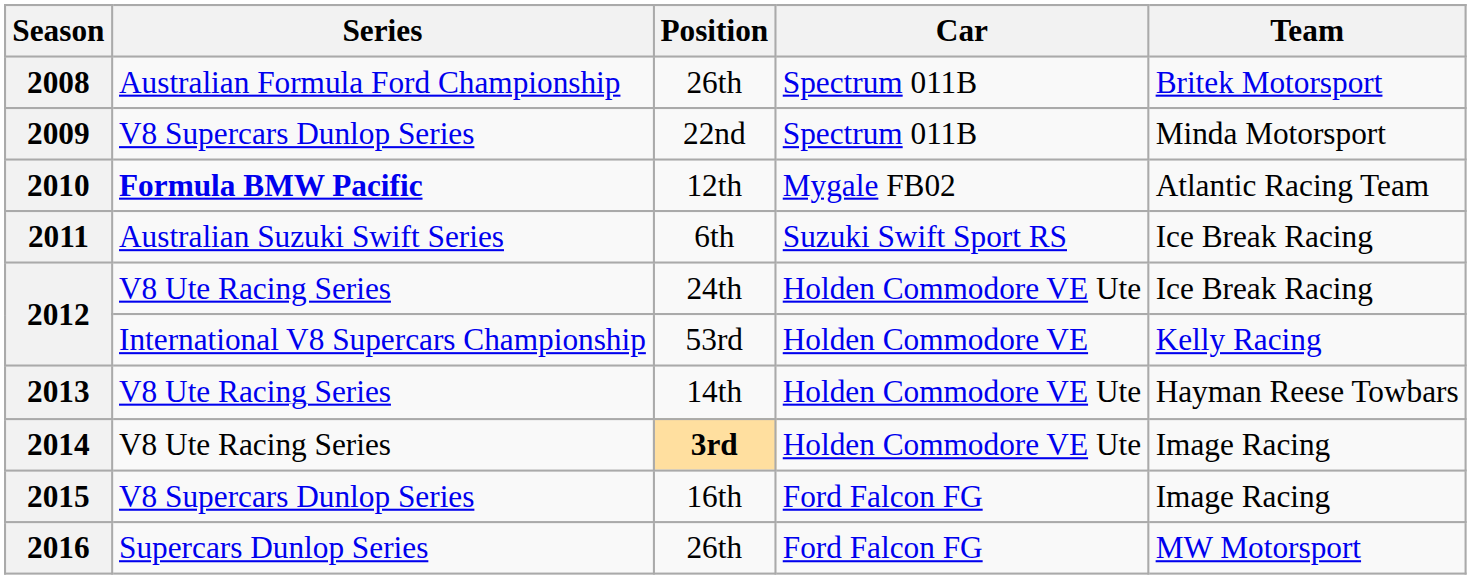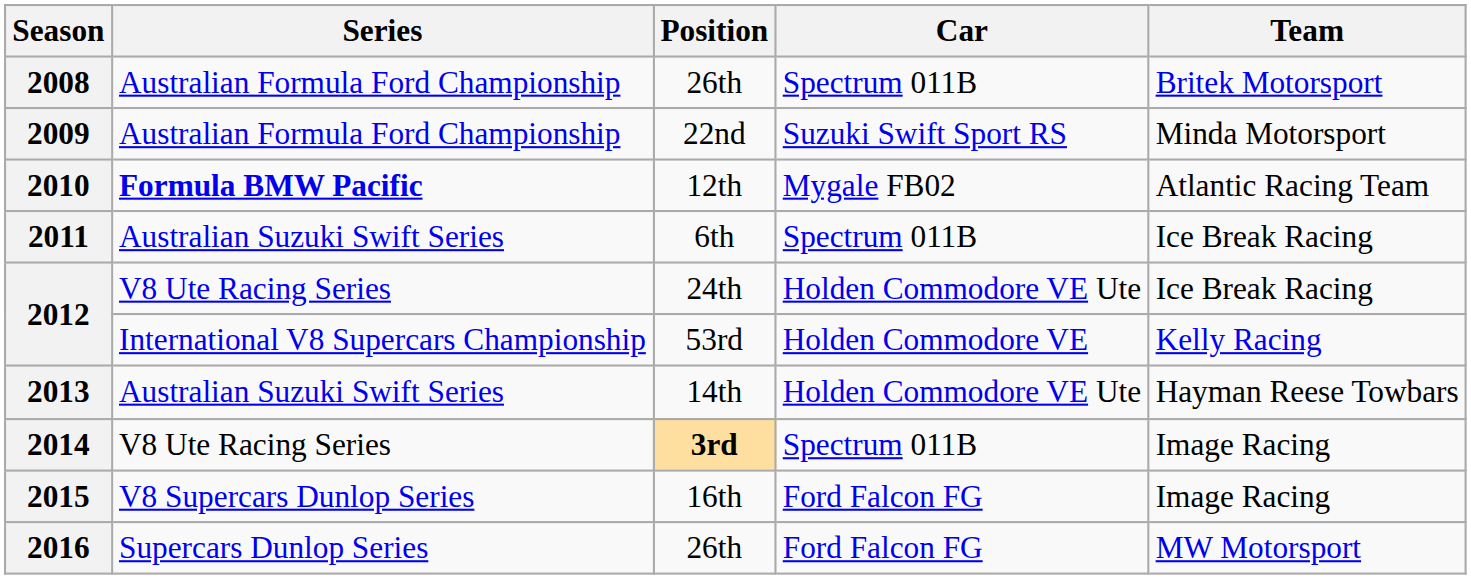(297, 133) V8 Supercars Dunlop Series -> (370, 133) Australian Formula Ford Championship
(880, 133) Spectrum 011B -> (925, 133) Suzuki Swift Sport RS
(925, 237) Suzuki Swift Sport RS -> (880, 237) Spectrum 011B
(255, 391) V8 Ute Racing Series -> (311, 391) Australian Suzuki Swift Series
(962, 443) Holden Commodore VE Ute -> (880, 443) Spectrum 011B
